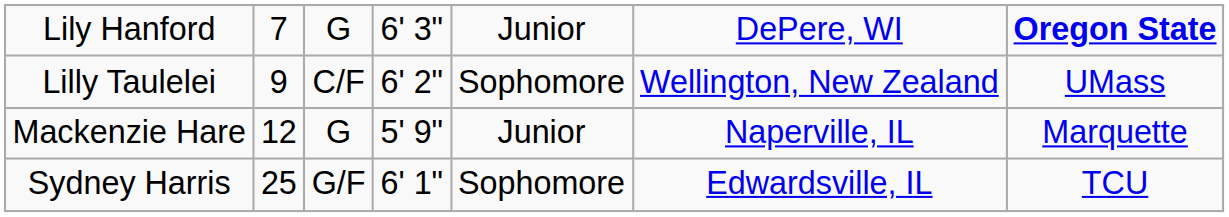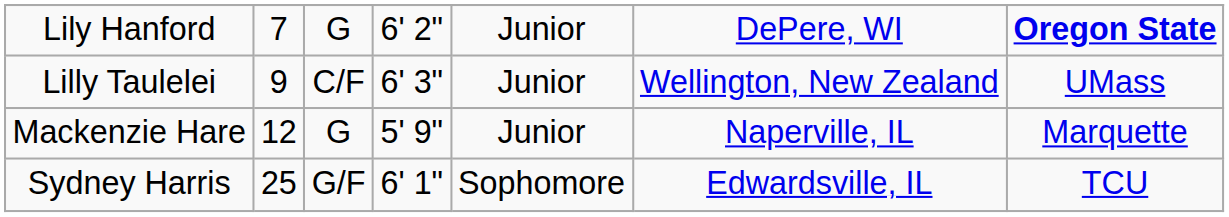(412, 30) 6' 3" -> (412, 30) 6' 2"
(412, 81) 6' 2" -> (412, 81) 6' 3"
(542, 81) Sophomore -> (542, 81) Junior
